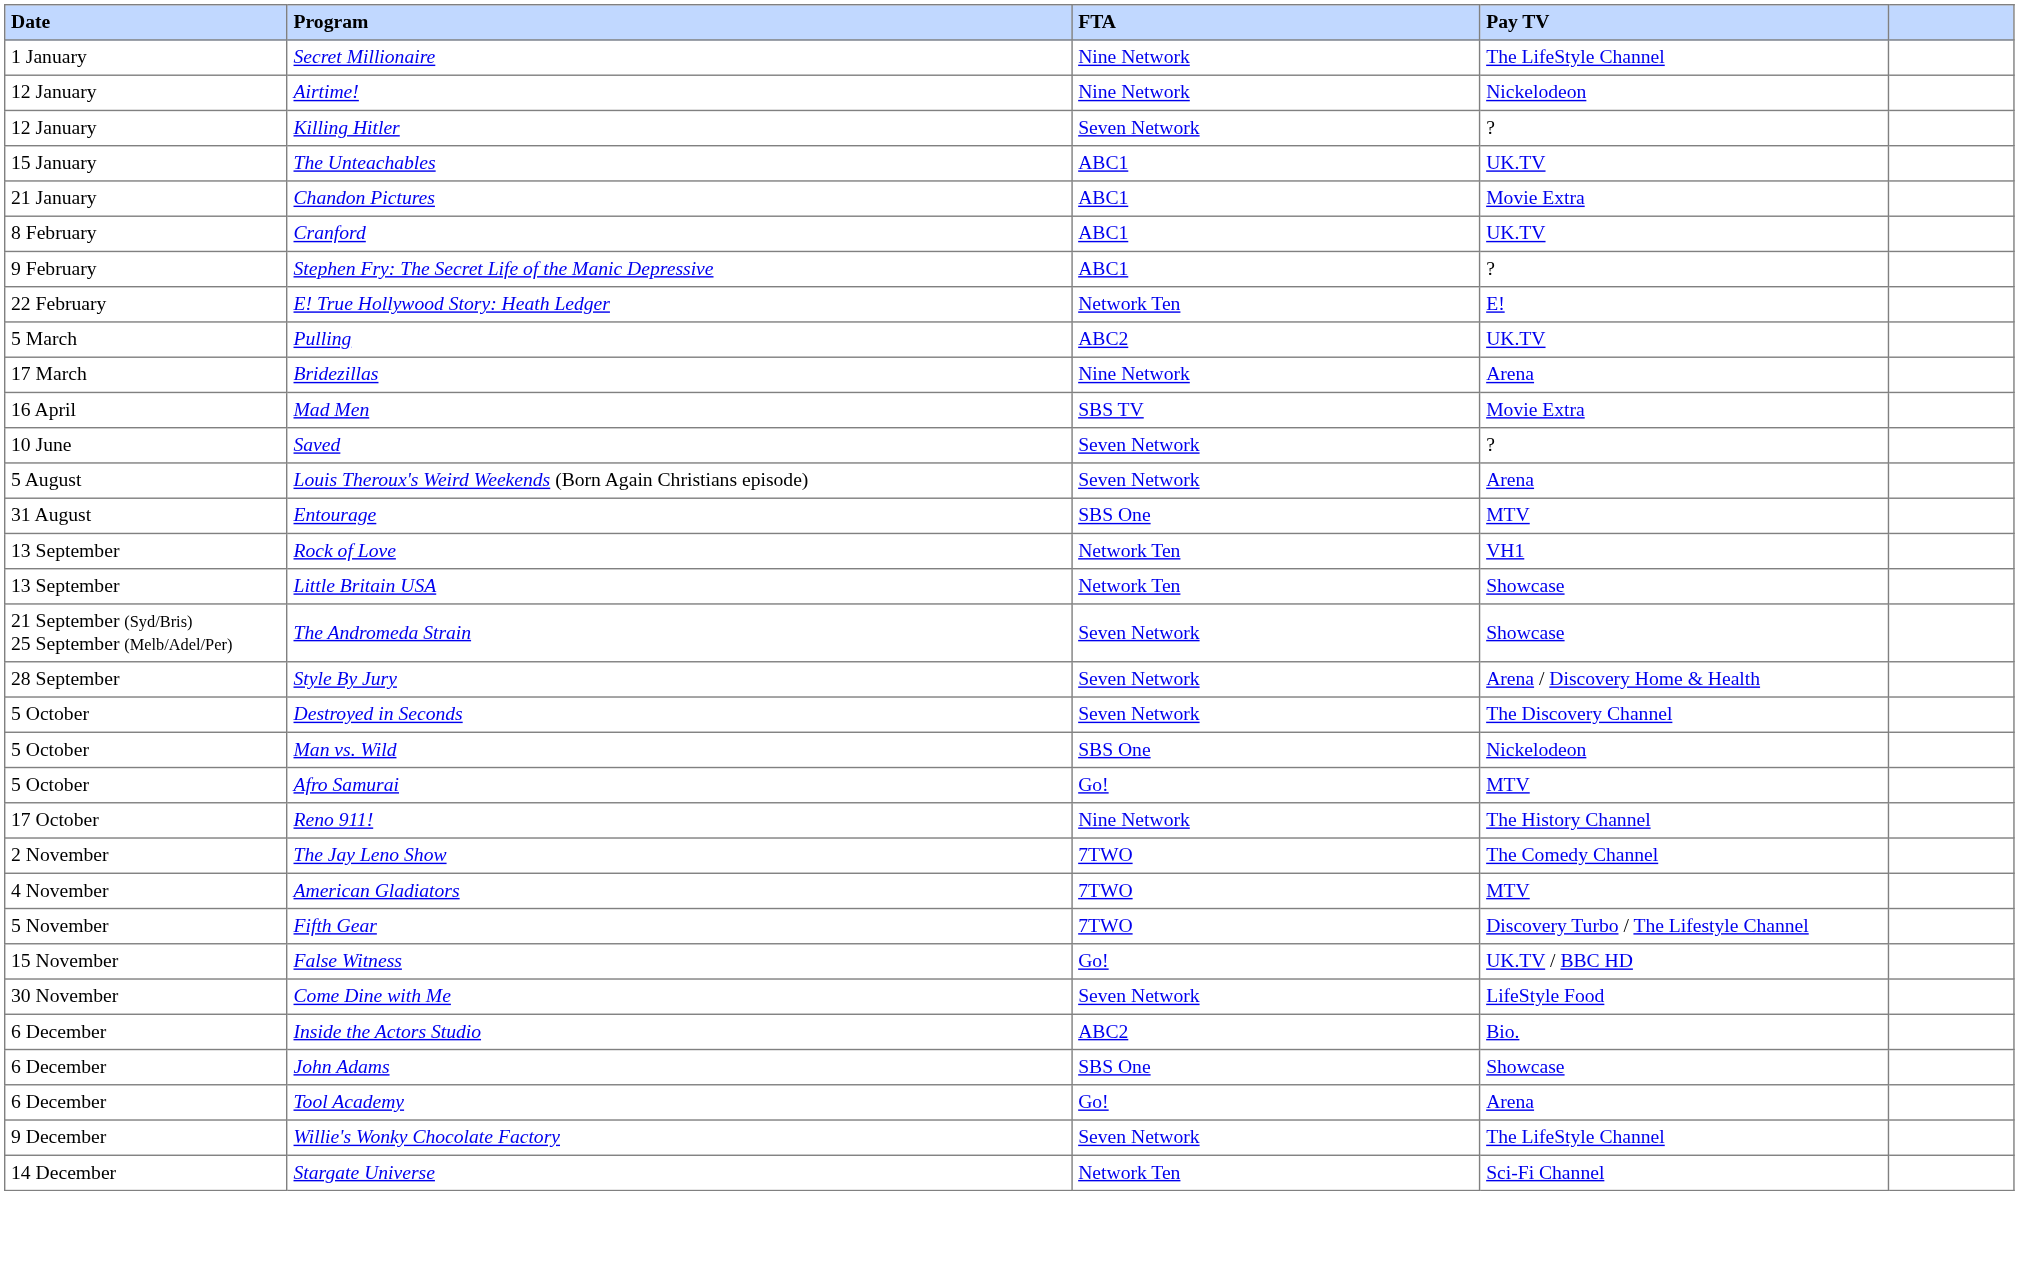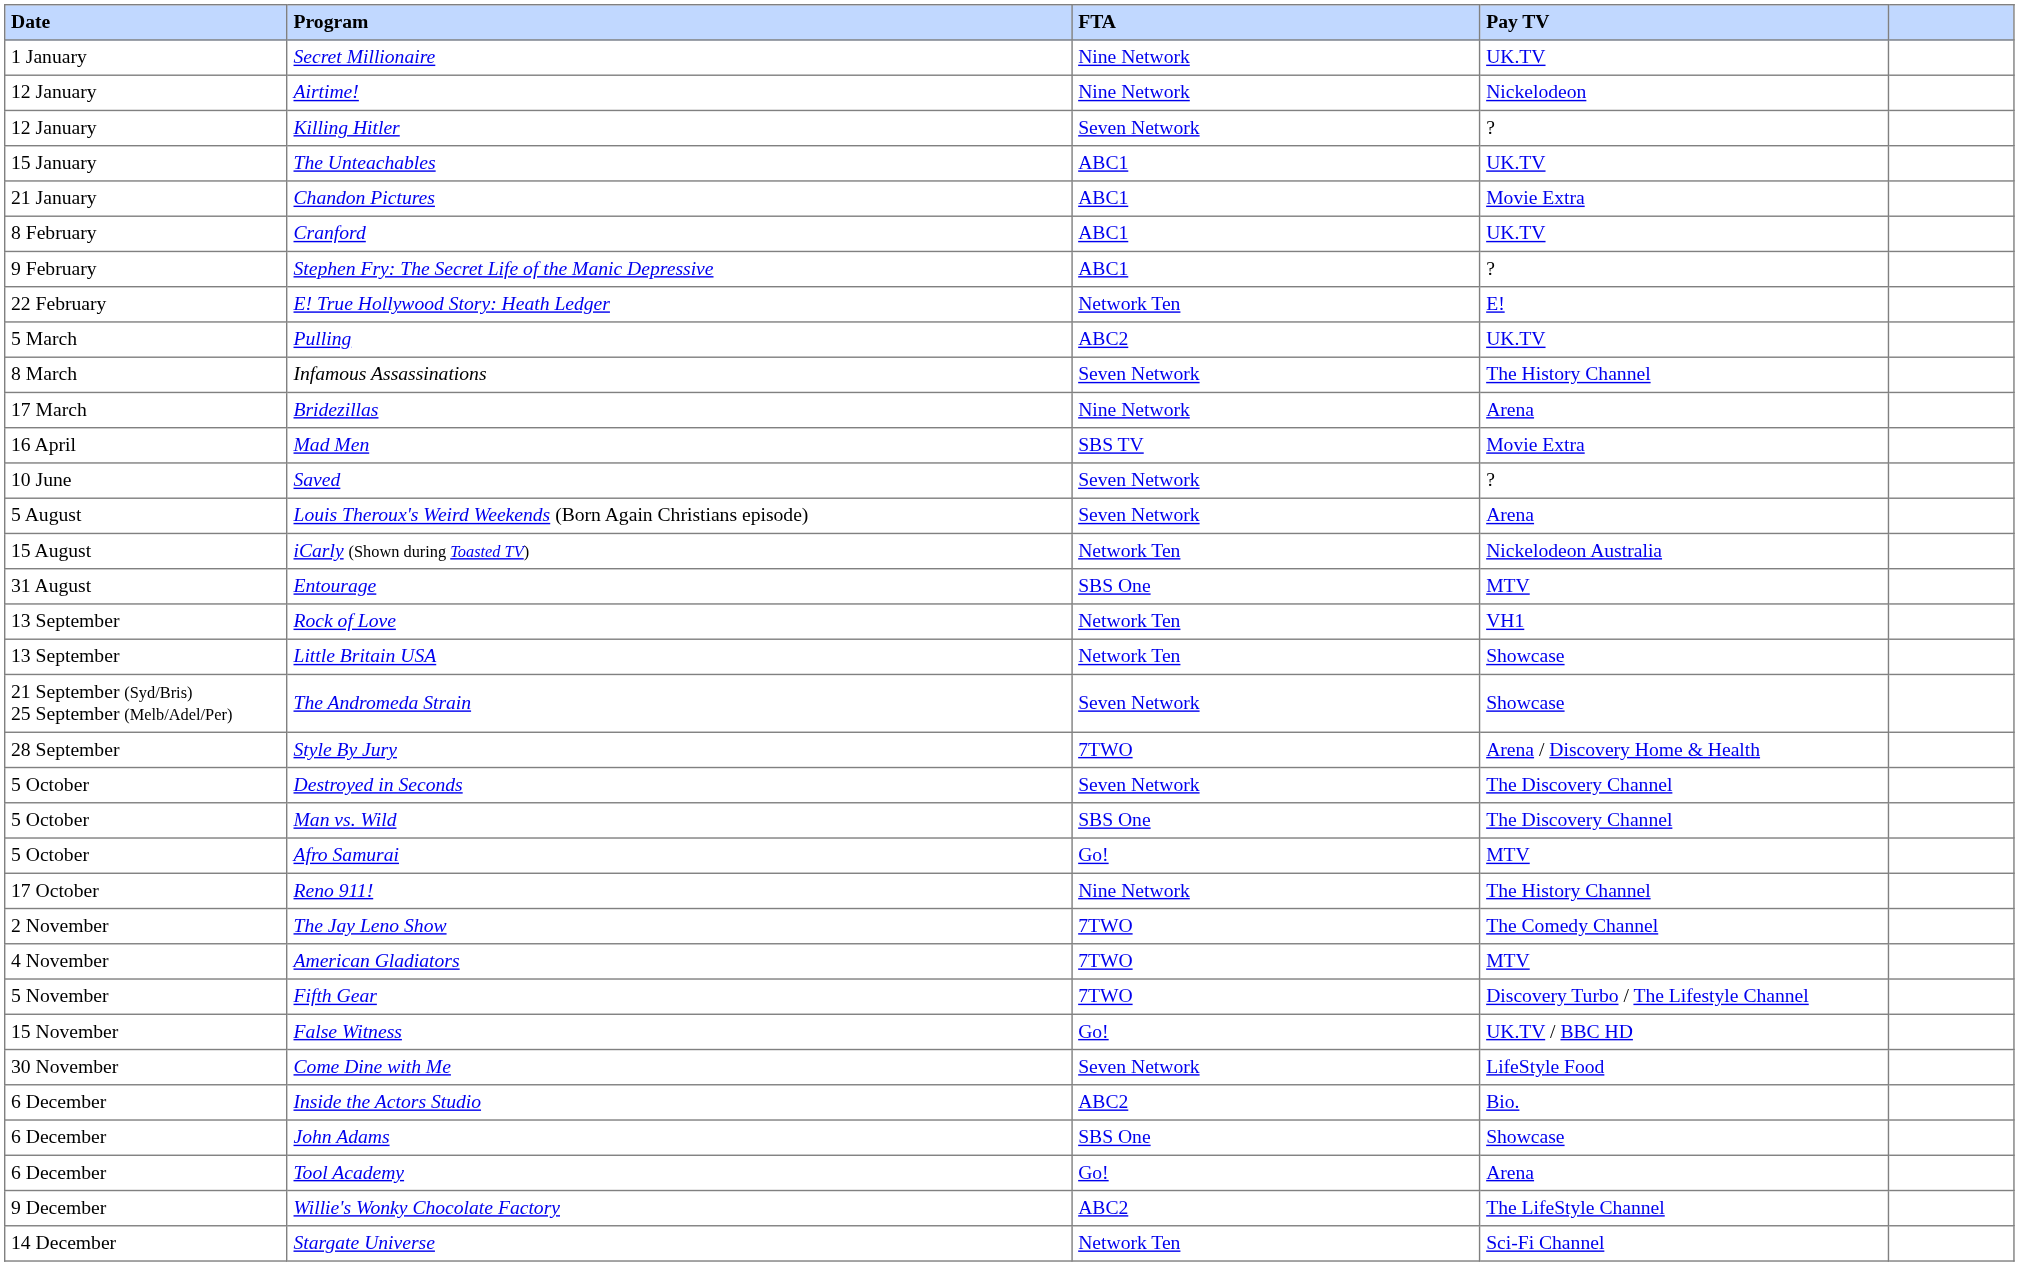(1575, 57) The LifeStyle Channel -> (1516, 57) UK.TV
+ row: (390, 374)
+ row: (411, 550)
(1139, 679) Seven Network -> (1105, 749) 7TWO
(1536, 749) Nickelodeon -> (1579, 820) The Discovery Channel
(1139, 1137) Seven Network -> (1103, 1207) ABC2
